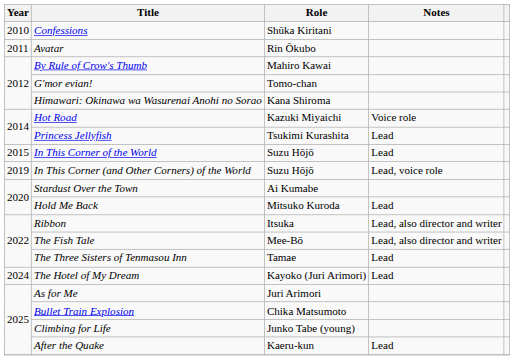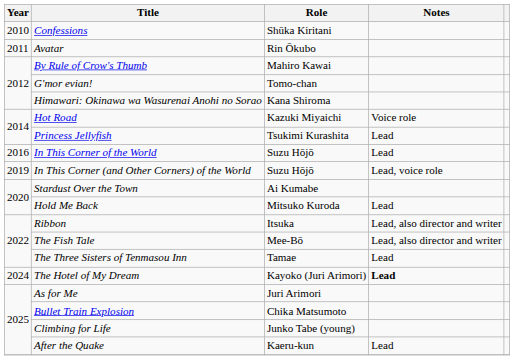(18, 153) 2015 -> (18, 153) 2016
(382, 275) normal -> (383, 275) bold
